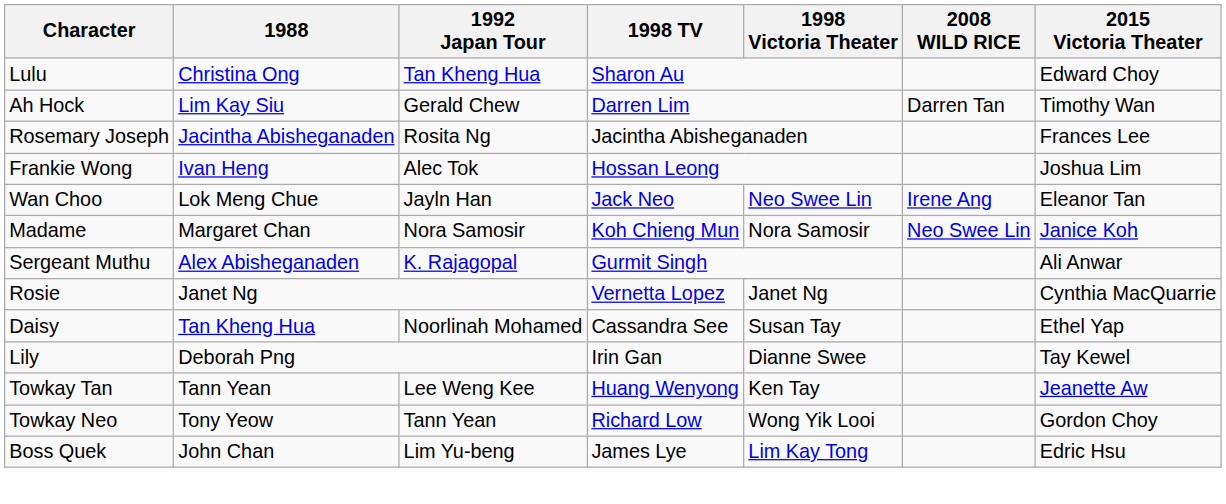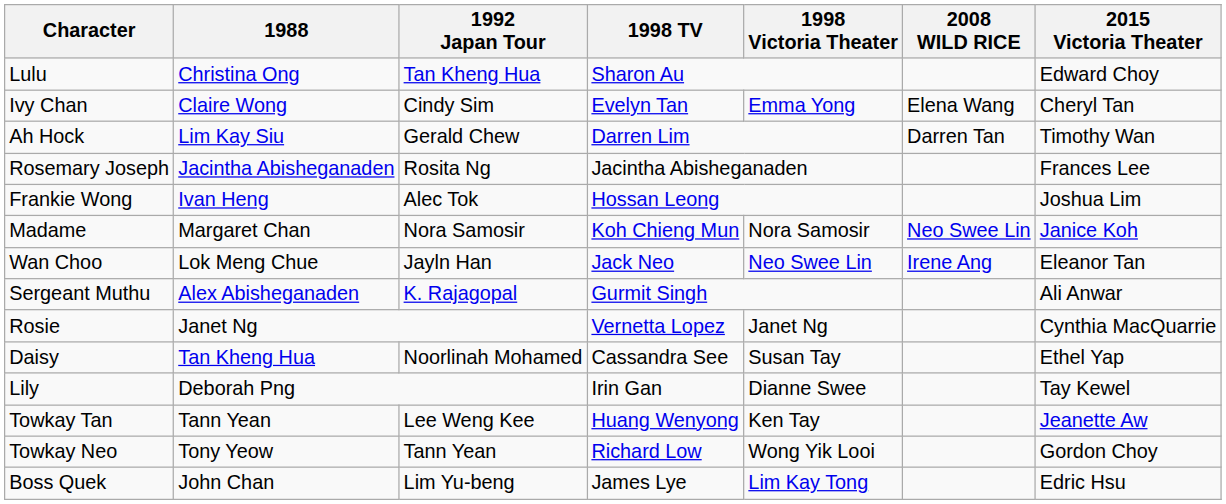+ row: (48, 105)
rows swapped: (48, 231) <-> (56, 199)
